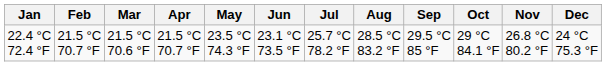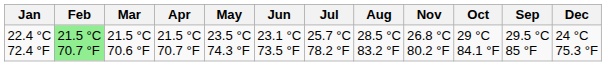columns swapped: (429, 14) <-> (527, 14)
(79, 43) no background -> (79, 43) lightgreen background
